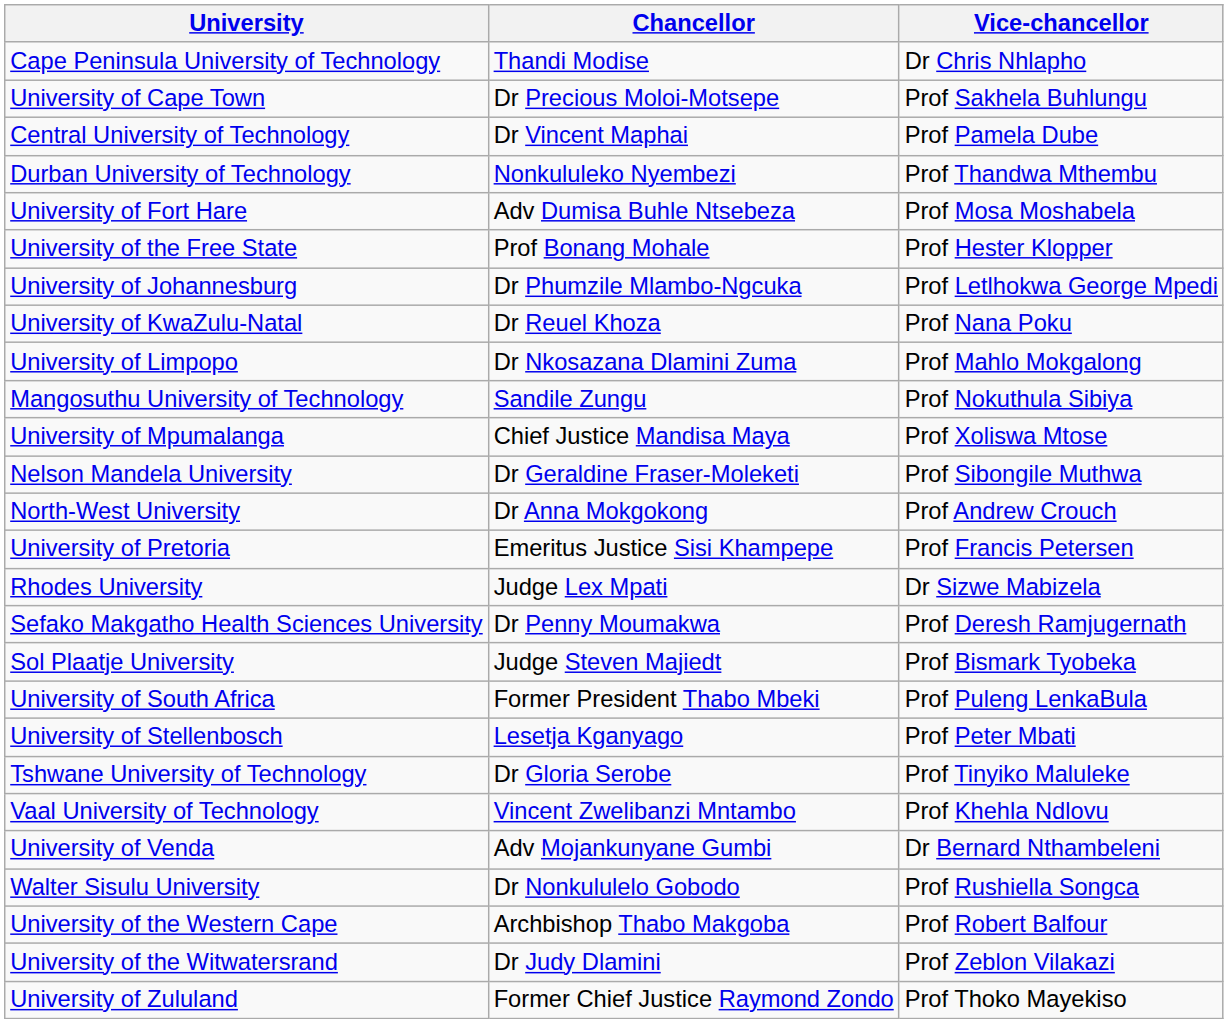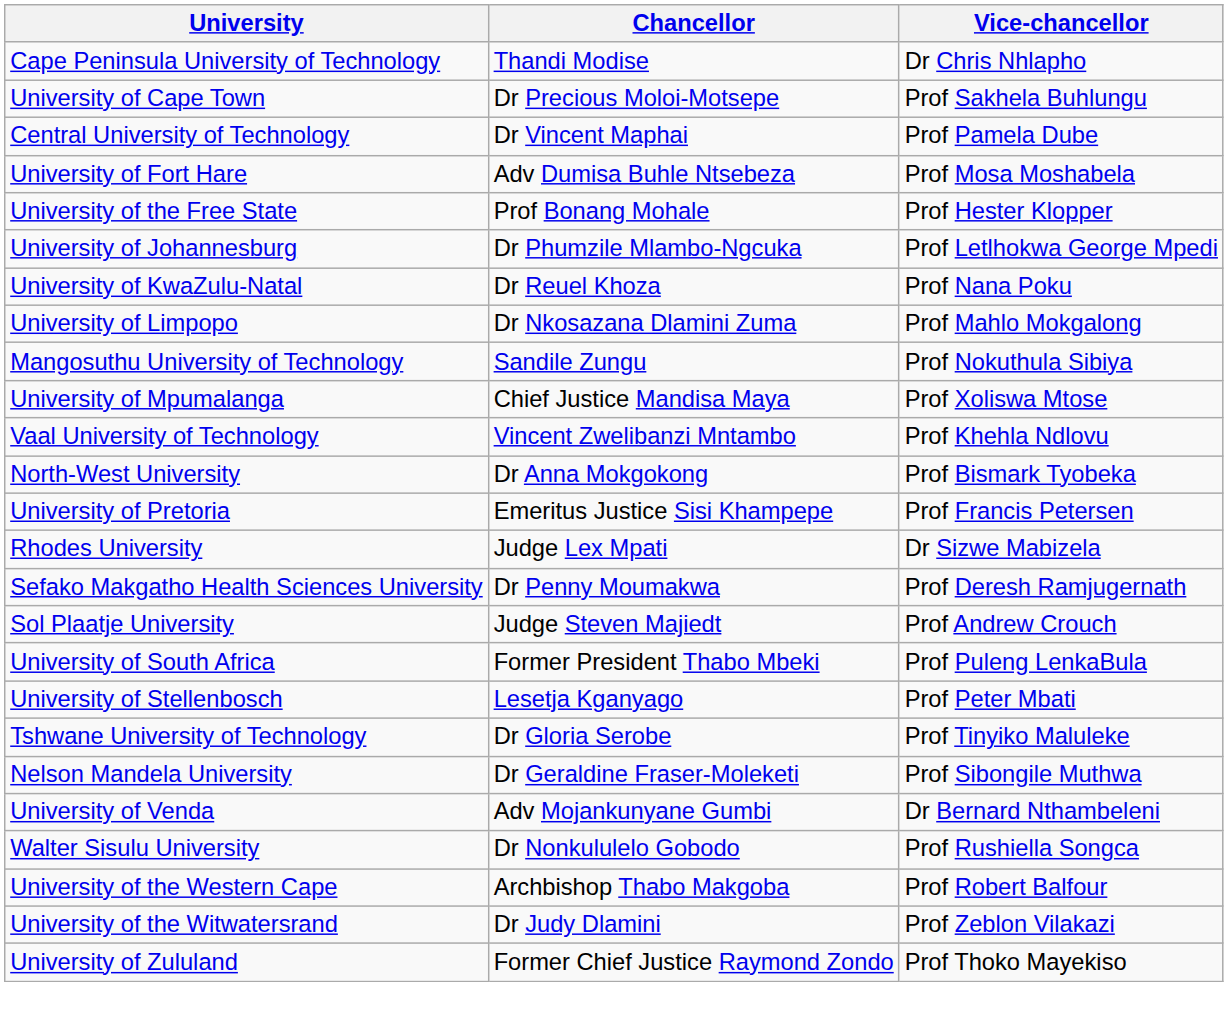- row: (180, 173)
rows swapped: (151, 473) <-> (164, 811)
(1011, 511) Prof Andrew Crouch -> (1020, 473) Prof Bismark Tyobeka
(1020, 661) Prof Bismark Tyobeka -> (1011, 624) Prof Andrew Crouch
